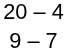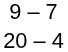rows swapped: (34, 11) <-> (34, 41)
